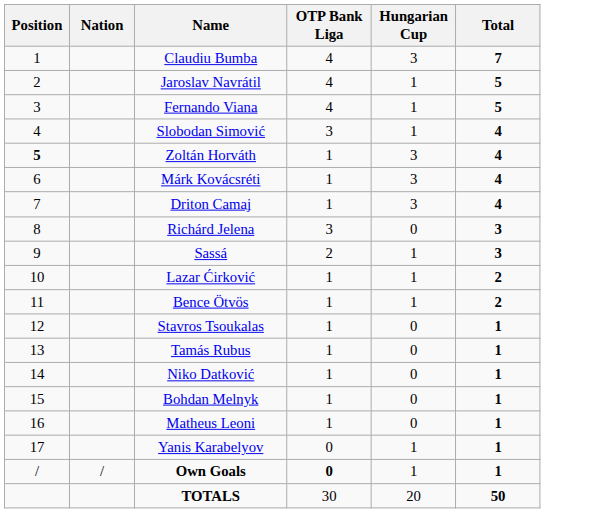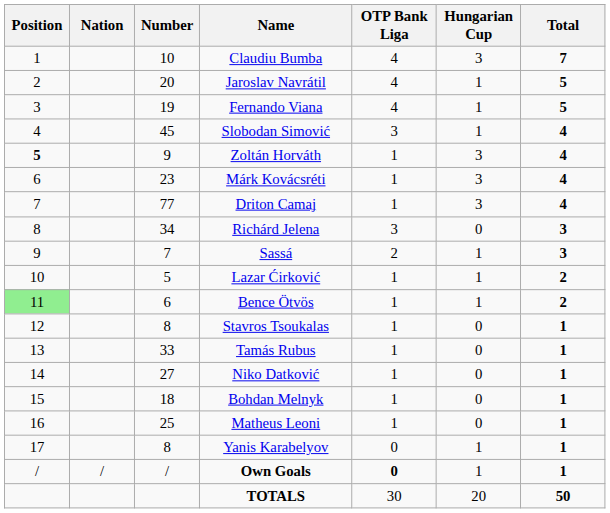+ column: (167, 25)
(37, 301) no background -> (37, 301) lightgreen background
